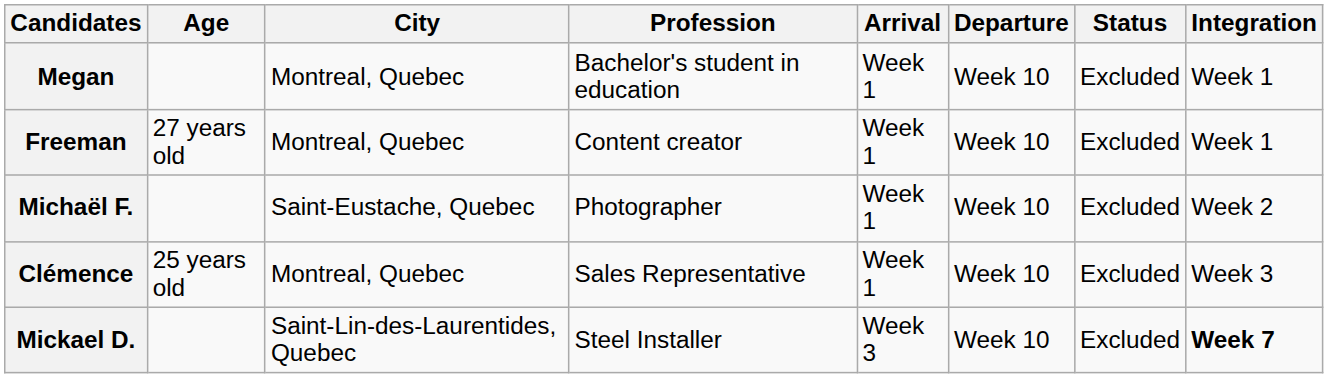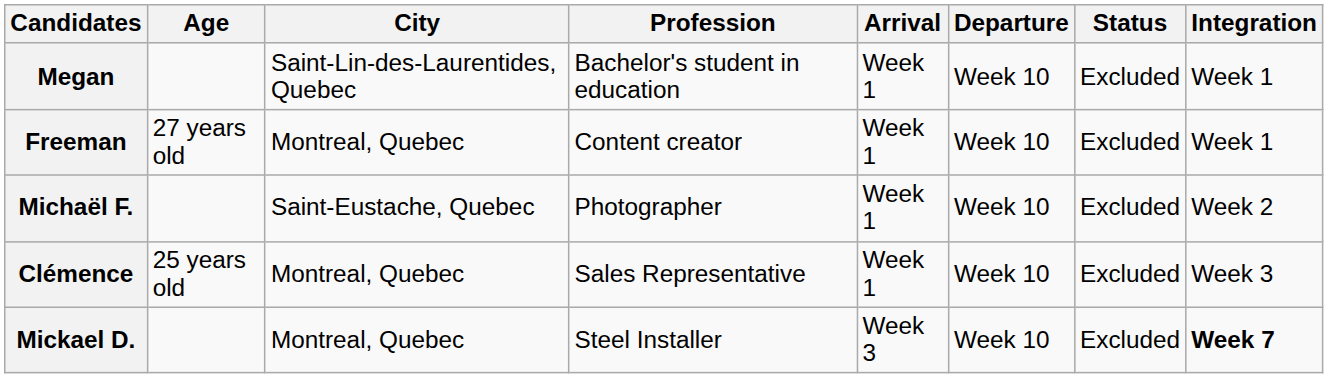(368, 76) Montreal, Quebec -> (414, 76) Saint-Lin-des-Laurentides, Quebec
(414, 339) Saint-Lin-des-Laurentides, Quebec -> (368, 339) Montreal, Quebec
